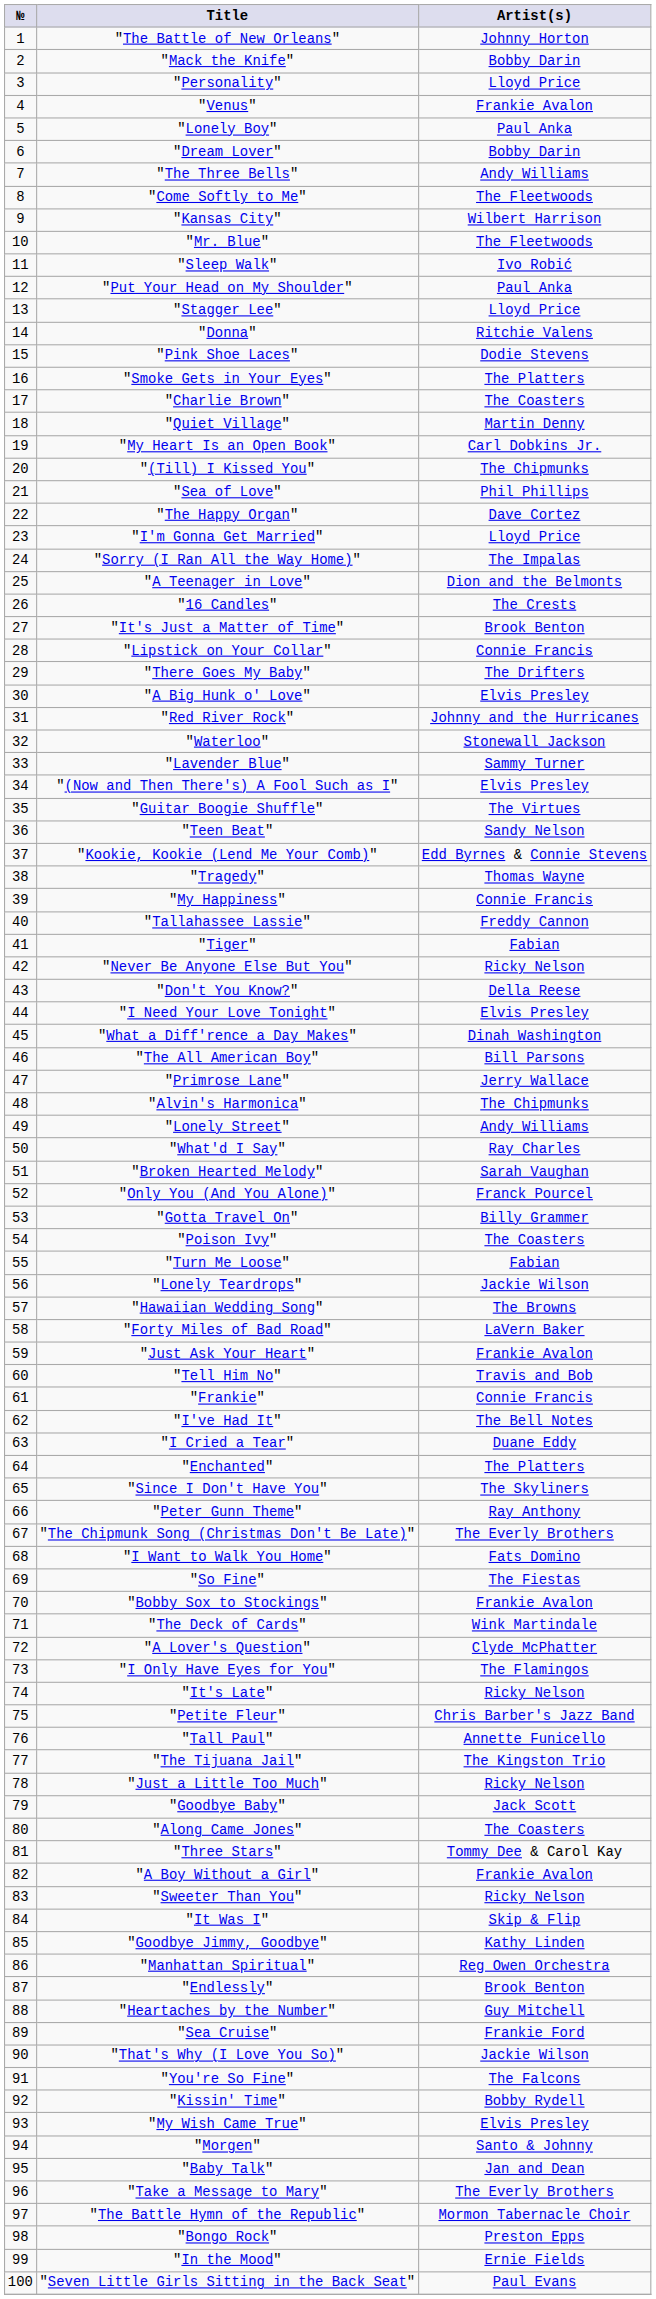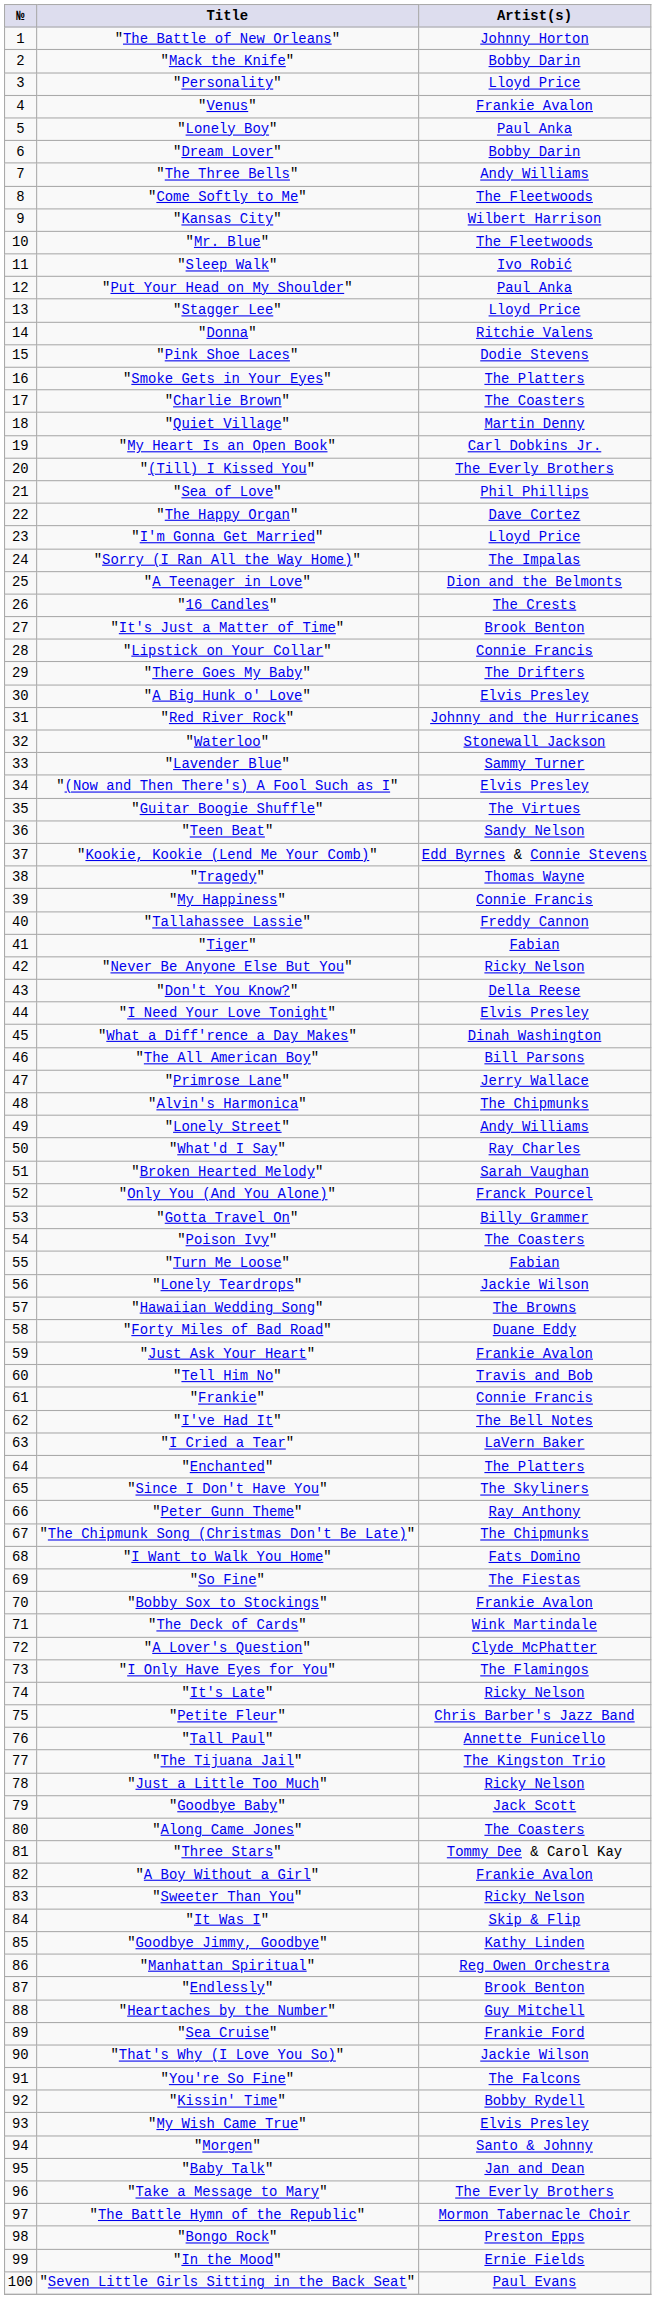(534, 469) The Chipmunks -> (534, 469) The Everly Brothers
(534, 1331) LaVern Baker -> (534, 1331) Duane Eddy
(534, 1444) Duane Eddy -> (534, 1444) LaVern Baker
(534, 1535) The Everly Brothers -> (534, 1535) The Chipmunks
